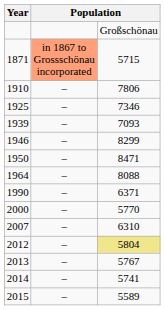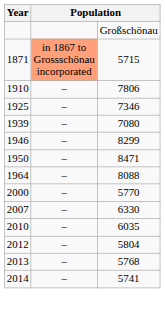(129, 123) 7093 -> (129, 123) 7080
- row: (18, 192)
(129, 227) 6310 -> (129, 210) 6330
+ row: (18, 227)
(129, 244) khaki background -> (129, 244) no background
(129, 261) 5767 -> (129, 261) 5768
- row: (18, 296)
